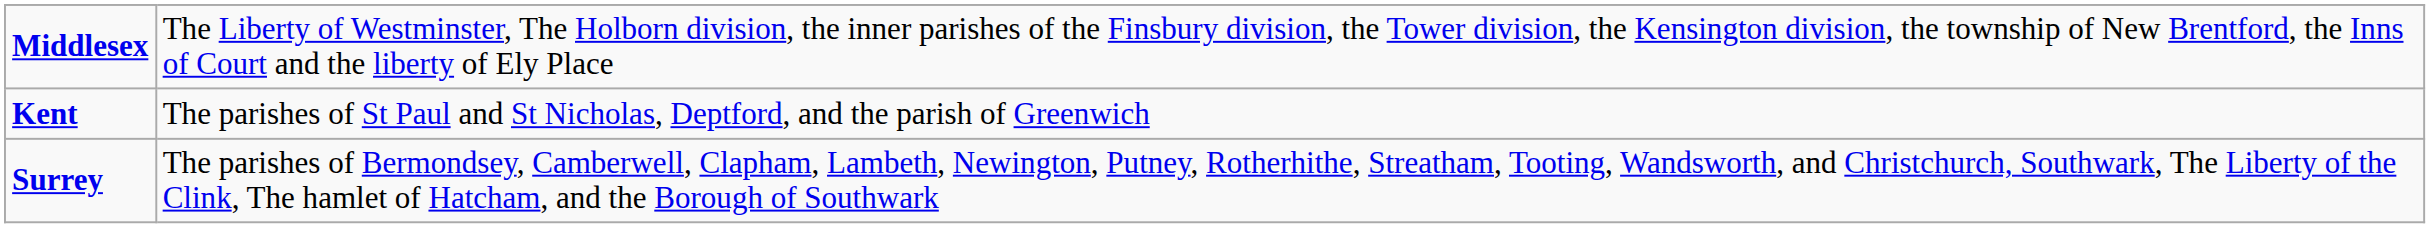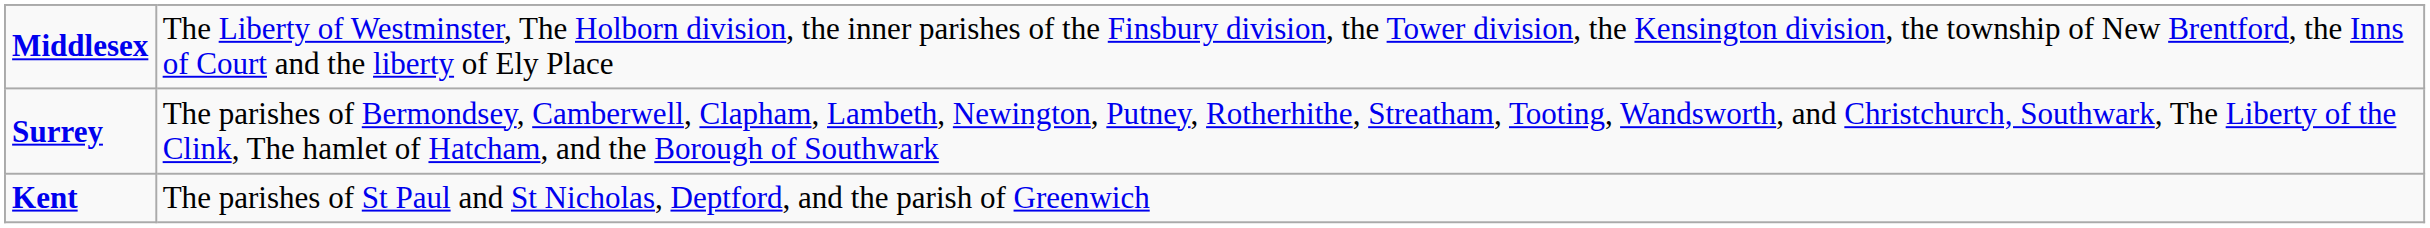rows swapped: (45, 113) <-> (58, 179)
